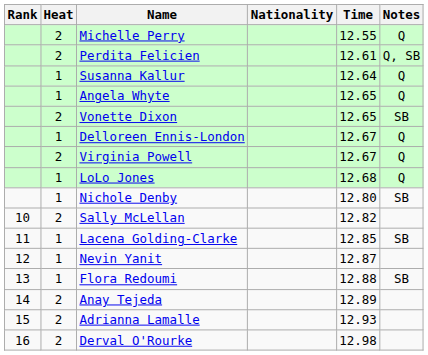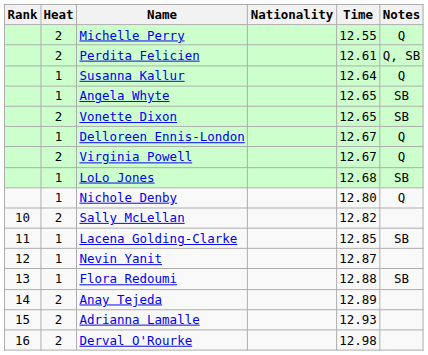(402, 96) Q -> (402, 96) SB
(402, 177) Q -> (402, 177) SB
(402, 198) SB -> (402, 198) Q
